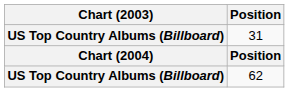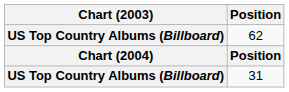rows swapped: (256, 35) <-> (256, 76)
